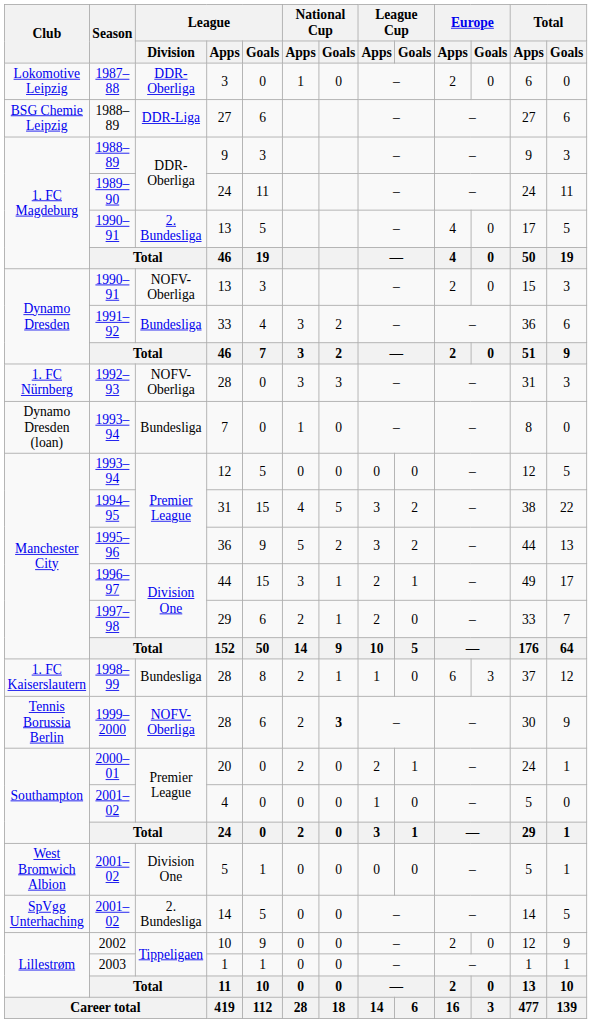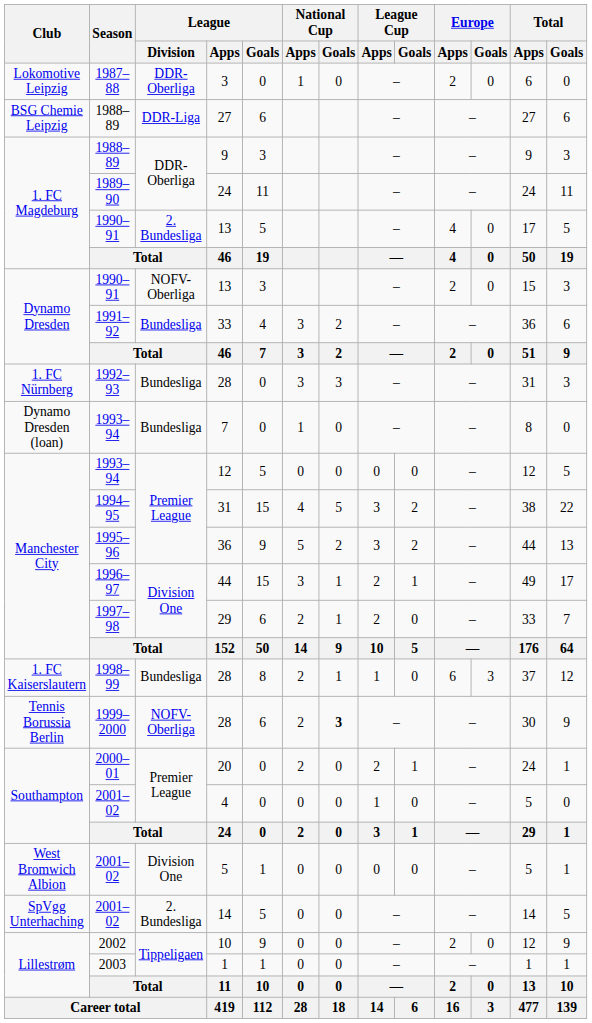(171, 382) NOFV-Oberliga -> (171, 382) Bundesliga
